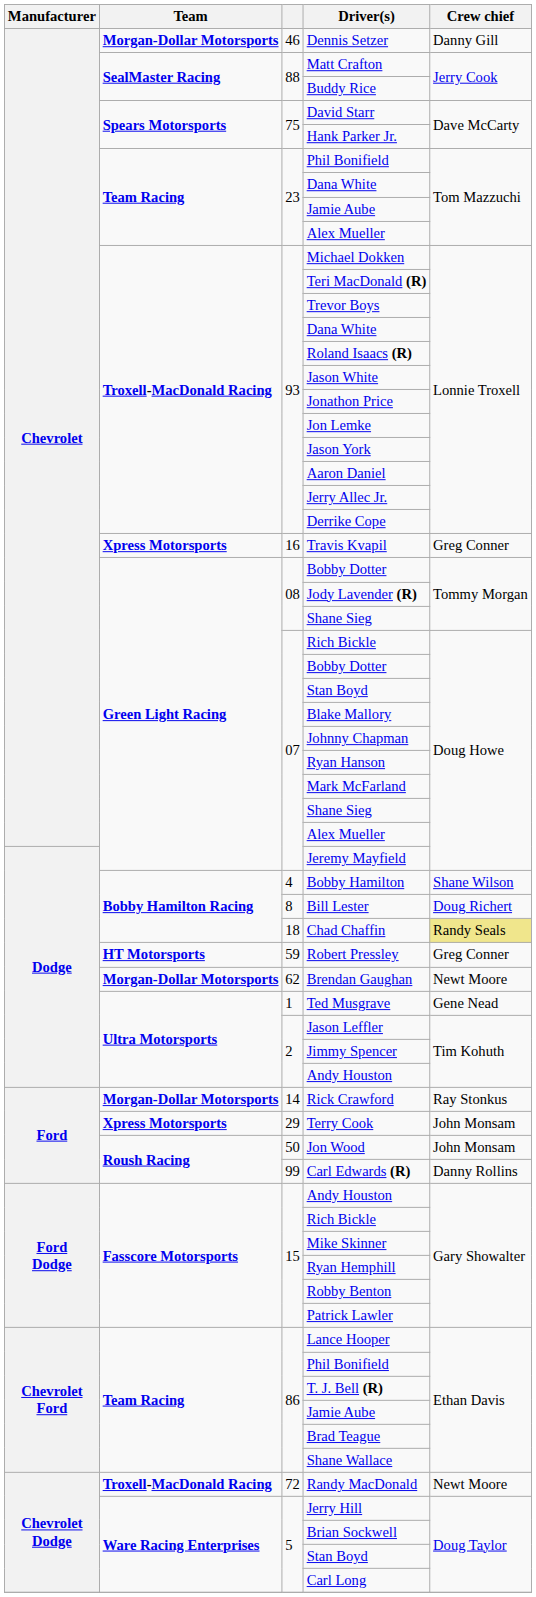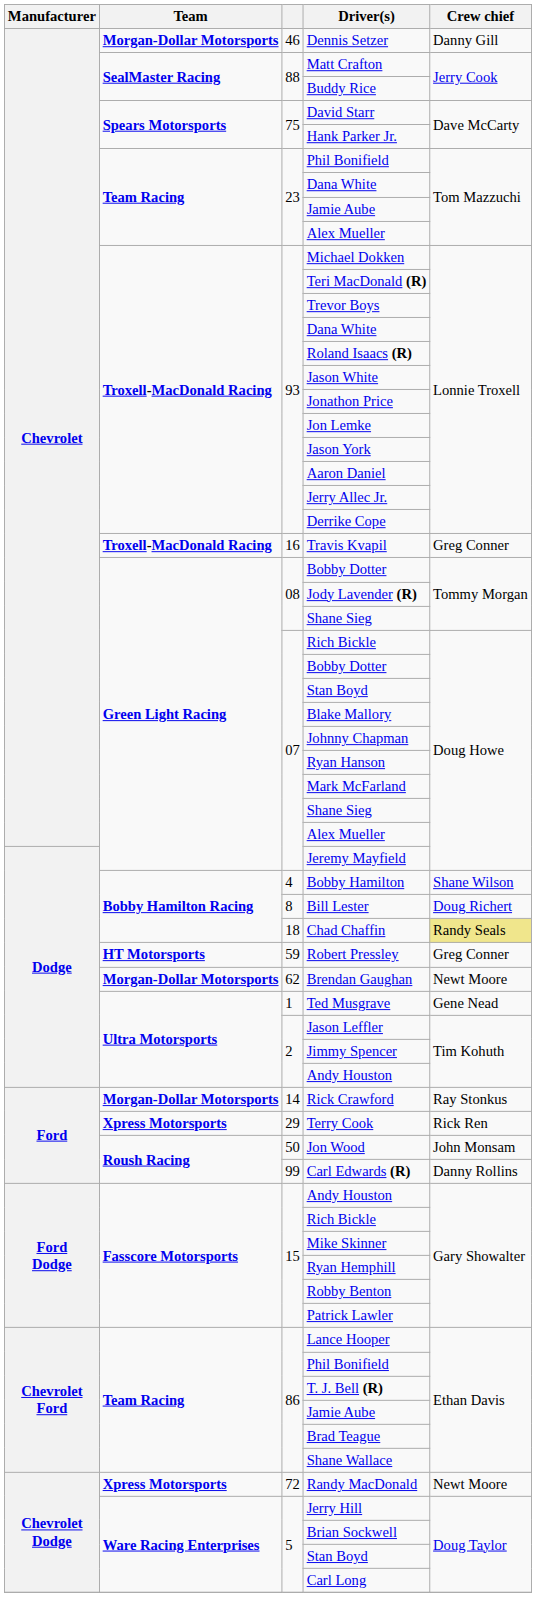(165, 546) Xpress Motorsports -> (187, 546) Troxell-MacDonald Racing
(474, 1123) John Monsam -> (460, 1123) Rick Ren
(187, 1484) Troxell-MacDonald Racing -> (165, 1484) Xpress Motorsports
